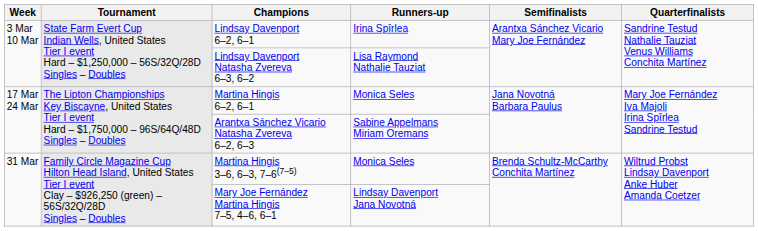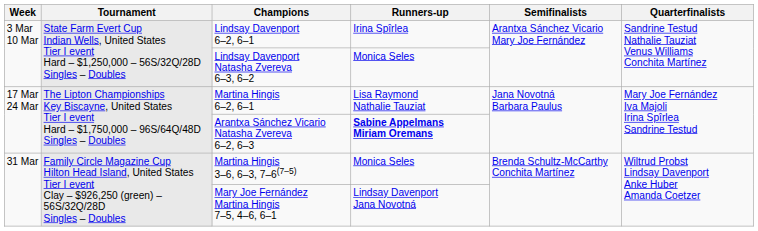(389, 62) Lisa Raymond Nathalie Tauziat -> (384, 56) Monica Seles
(384, 95) Monica Seles -> (389, 101) Lisa Raymond Nathalie Tauziat
(396, 128) normal -> (399, 128) bold
